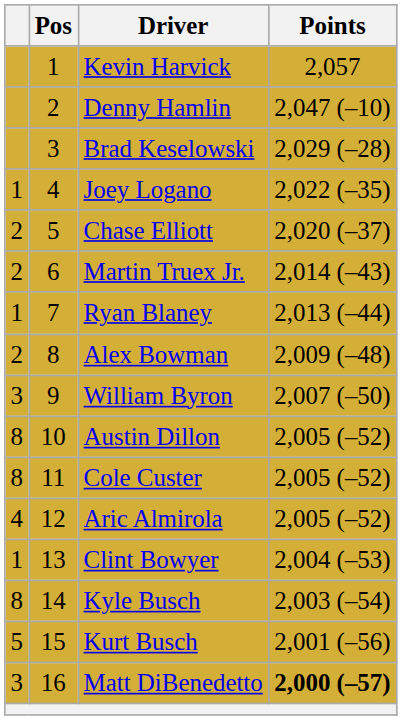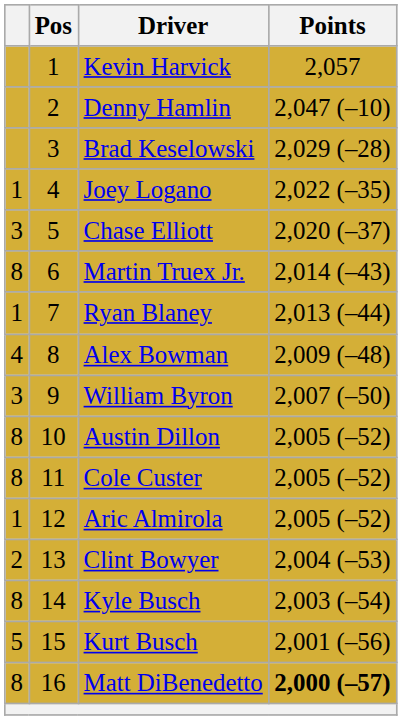(17, 230) 2 -> (17, 230) 3
(17, 271) 2 -> (17, 271) 8
(17, 354) 2 -> (17, 354) 4
(17, 518) 4 -> (17, 518) 1
(17, 559) 1 -> (17, 559) 2
(17, 682) 3 -> (17, 682) 8
